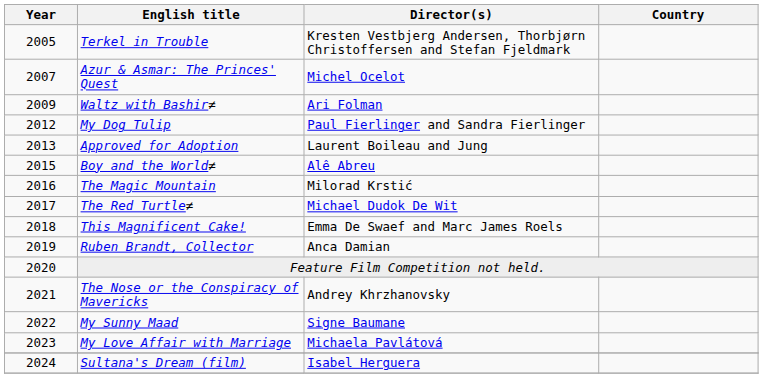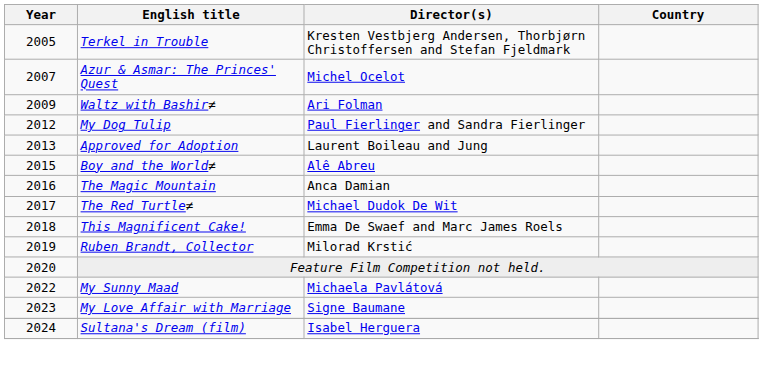(360, 186) Milorad Krstić -> (349, 186) Anca Damian
(349, 247) Anca Damian -> (360, 247) Milorad Krstić
- row: (190, 295)
(356, 322) Signe Baumane -> (375, 288) Michaela Pavlátová
(375, 343) Michaela Pavlátová -> (356, 308) Signe Baumane
